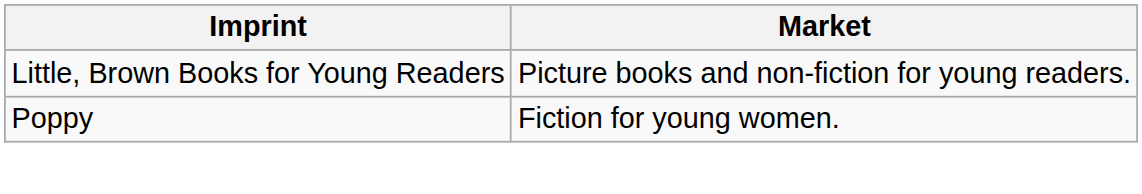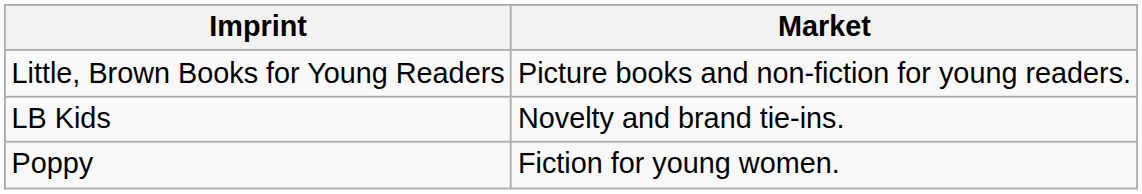+ row: (61, 118)
